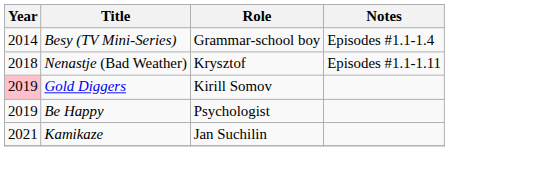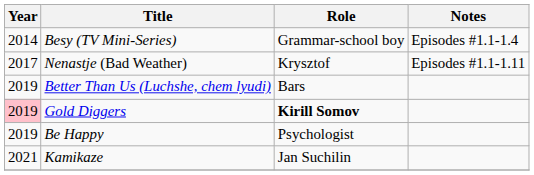(23, 63) 2018 -> (23, 63) 2017
+ row: (158, 87)
(233, 87) normal -> (319, 110) bold
